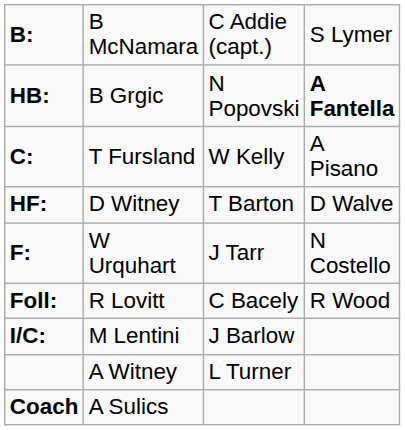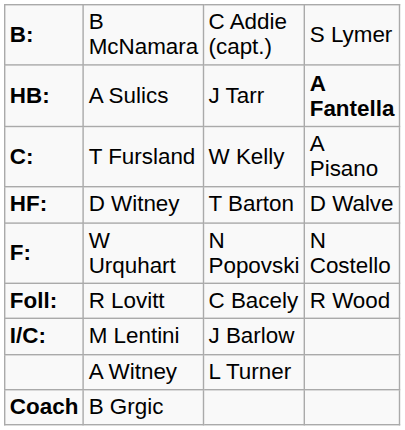(126, 95) B Grgic -> (129, 95) A Sulics
(254, 95) N Popovski -> (236, 95) J Tarr
(236, 252) J Tarr -> (254, 252) N Popovski
(129, 407) A Sulics -> (126, 407) B Grgic
